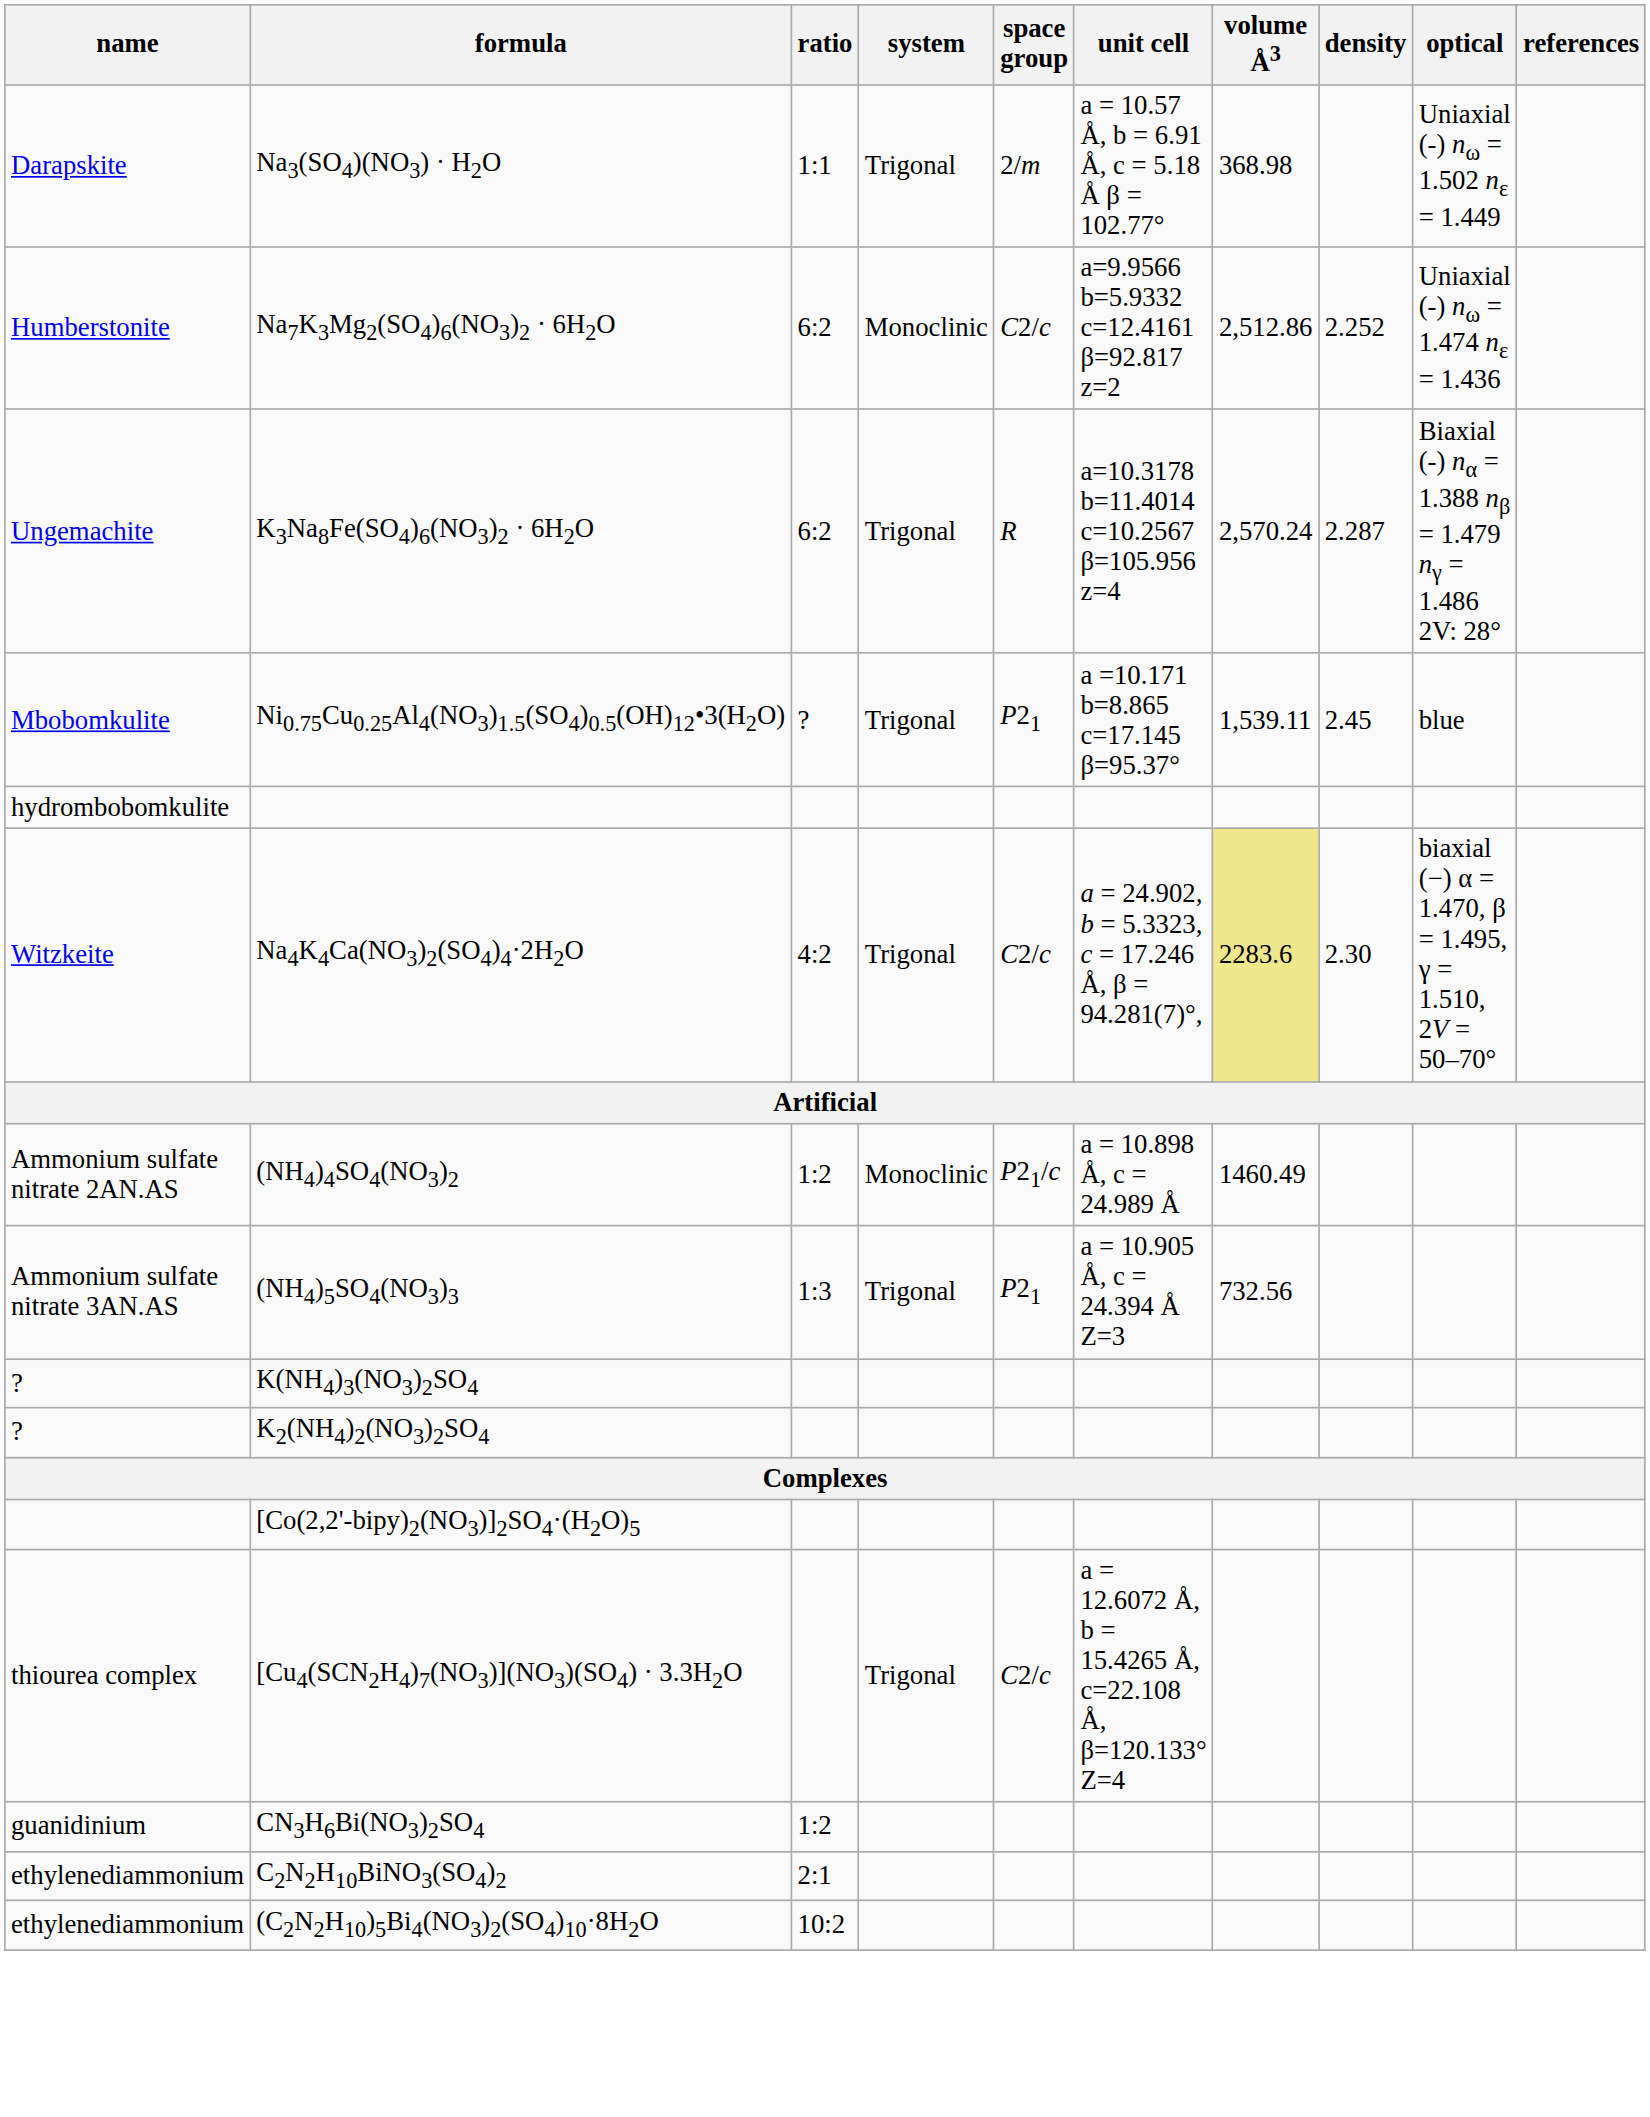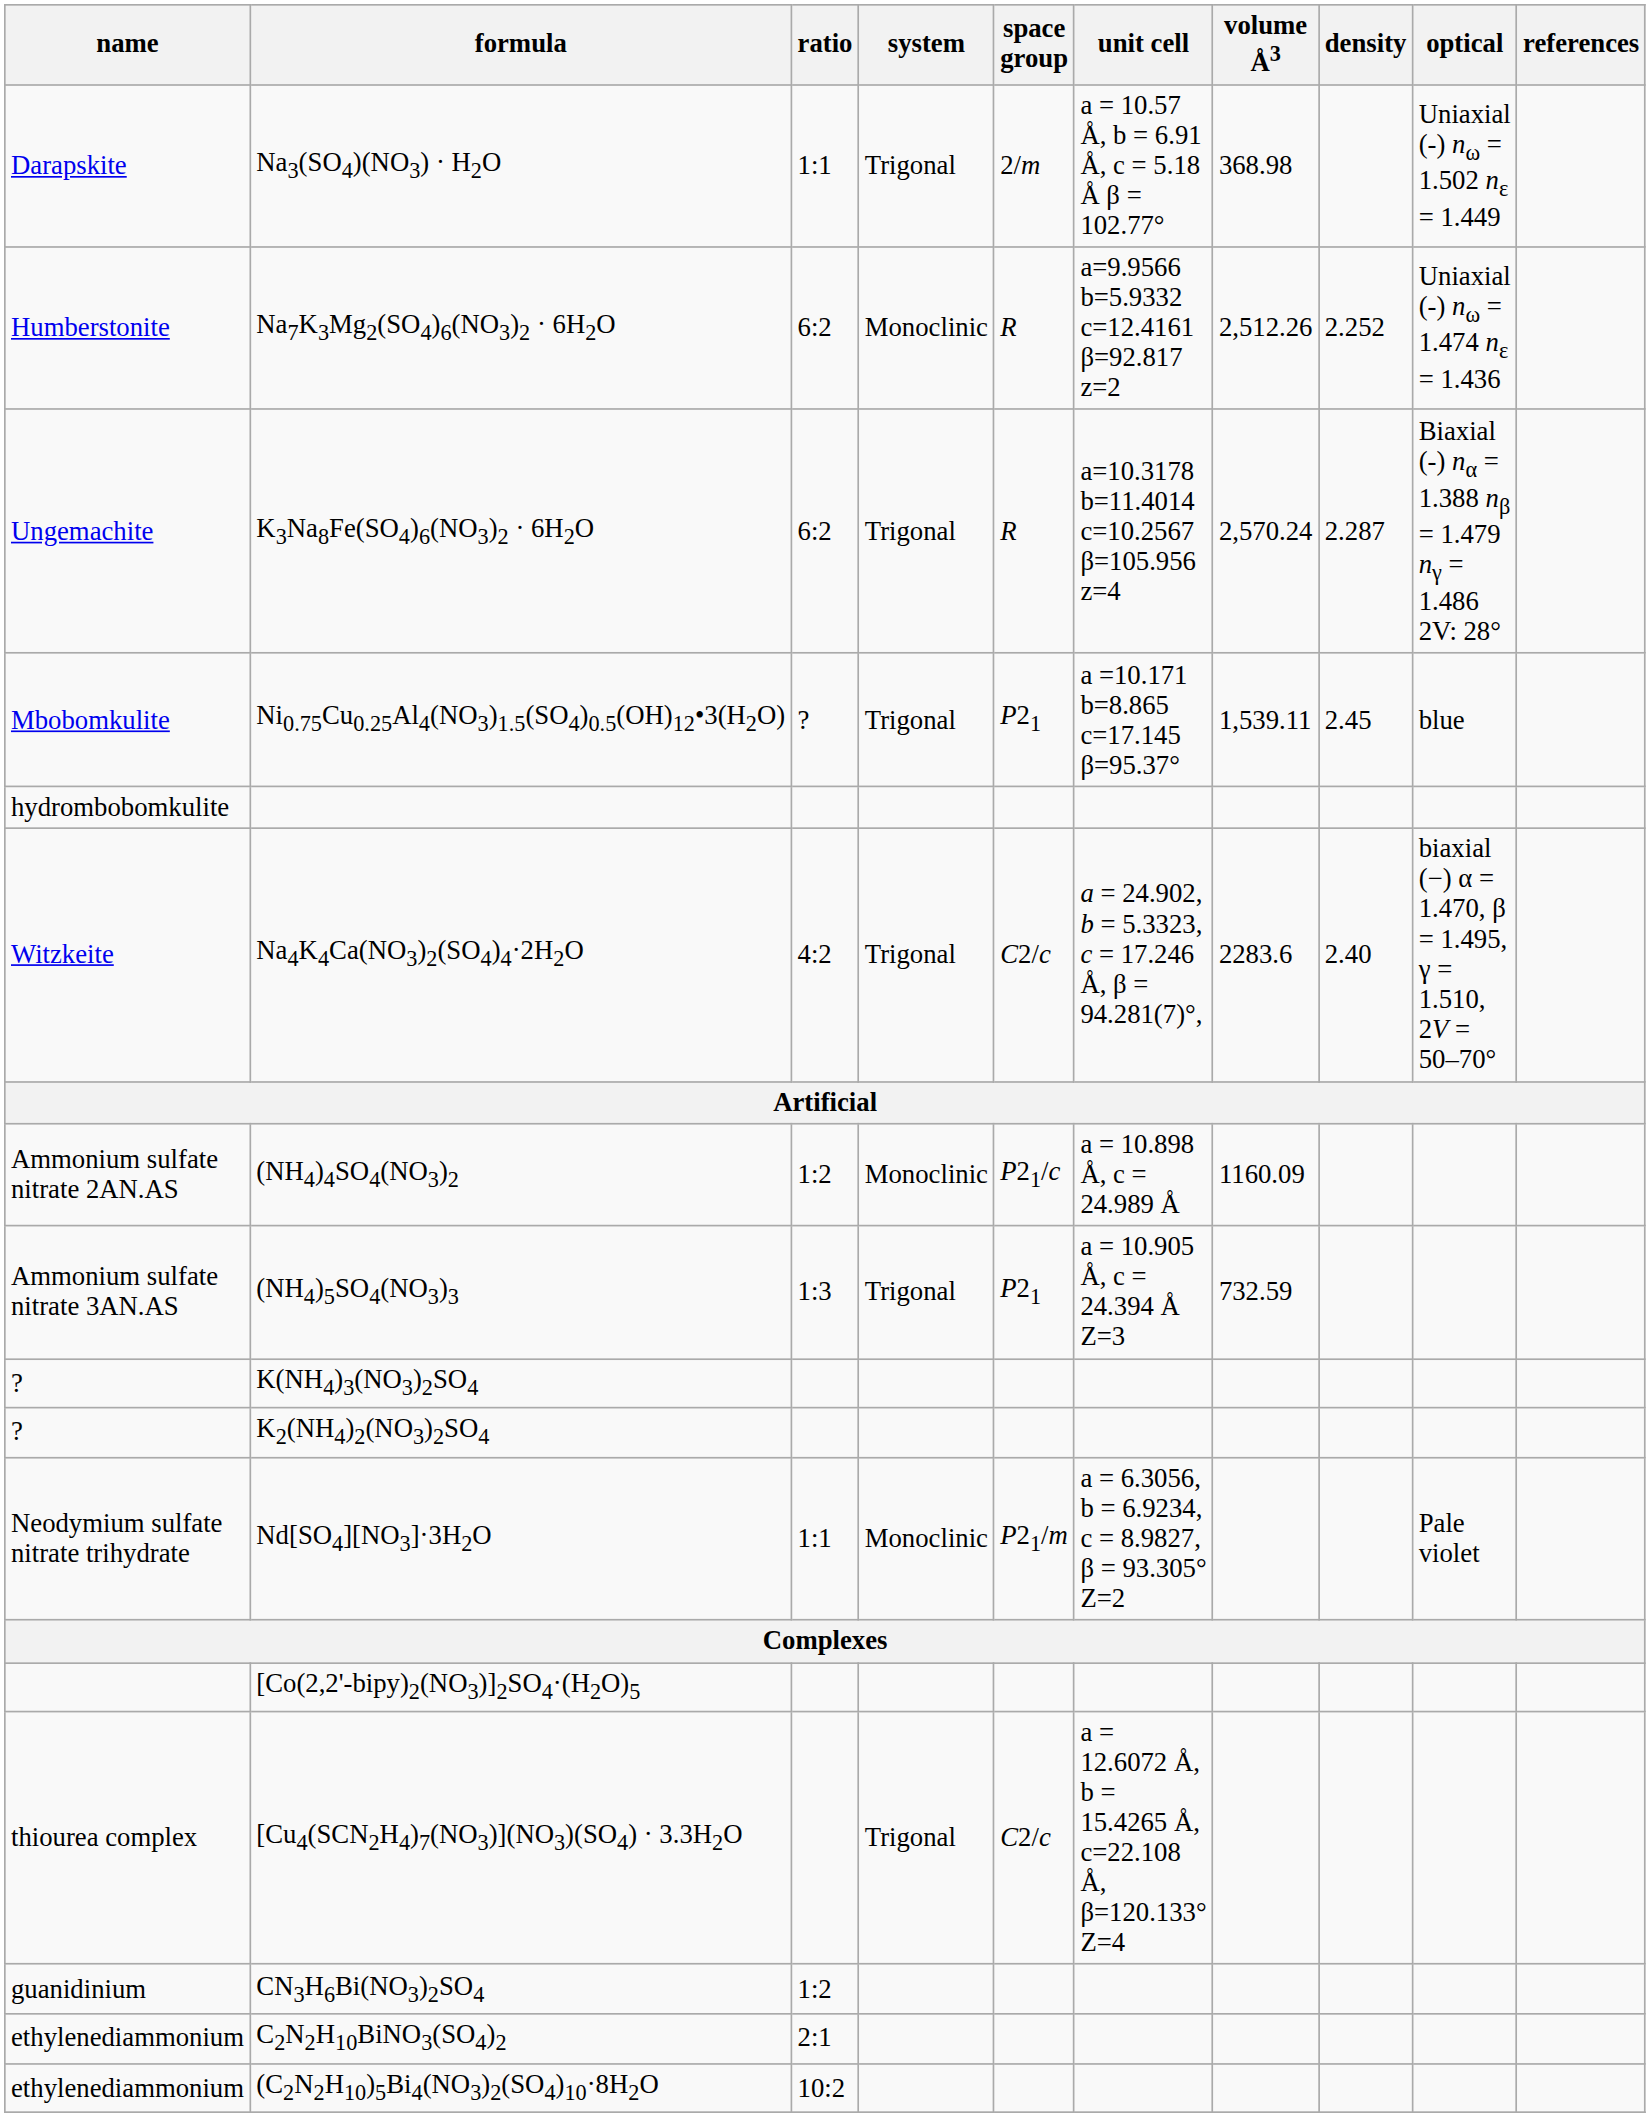(1026, 328) C2/c -> (1008, 328) R
(1266, 328) 2,512.86 -> (1266, 328) 2,512.26
(1256, 954) khaki background -> (1256, 954) no background
(1348, 954) 2.30 -> (1348, 954) 2.40
(1262, 1174) 1460.49 -> (1262, 1174) 1160.09
(1256, 1291) 732.56 -> (1256, 1291) 732.59
+ row: (117, 1538)
